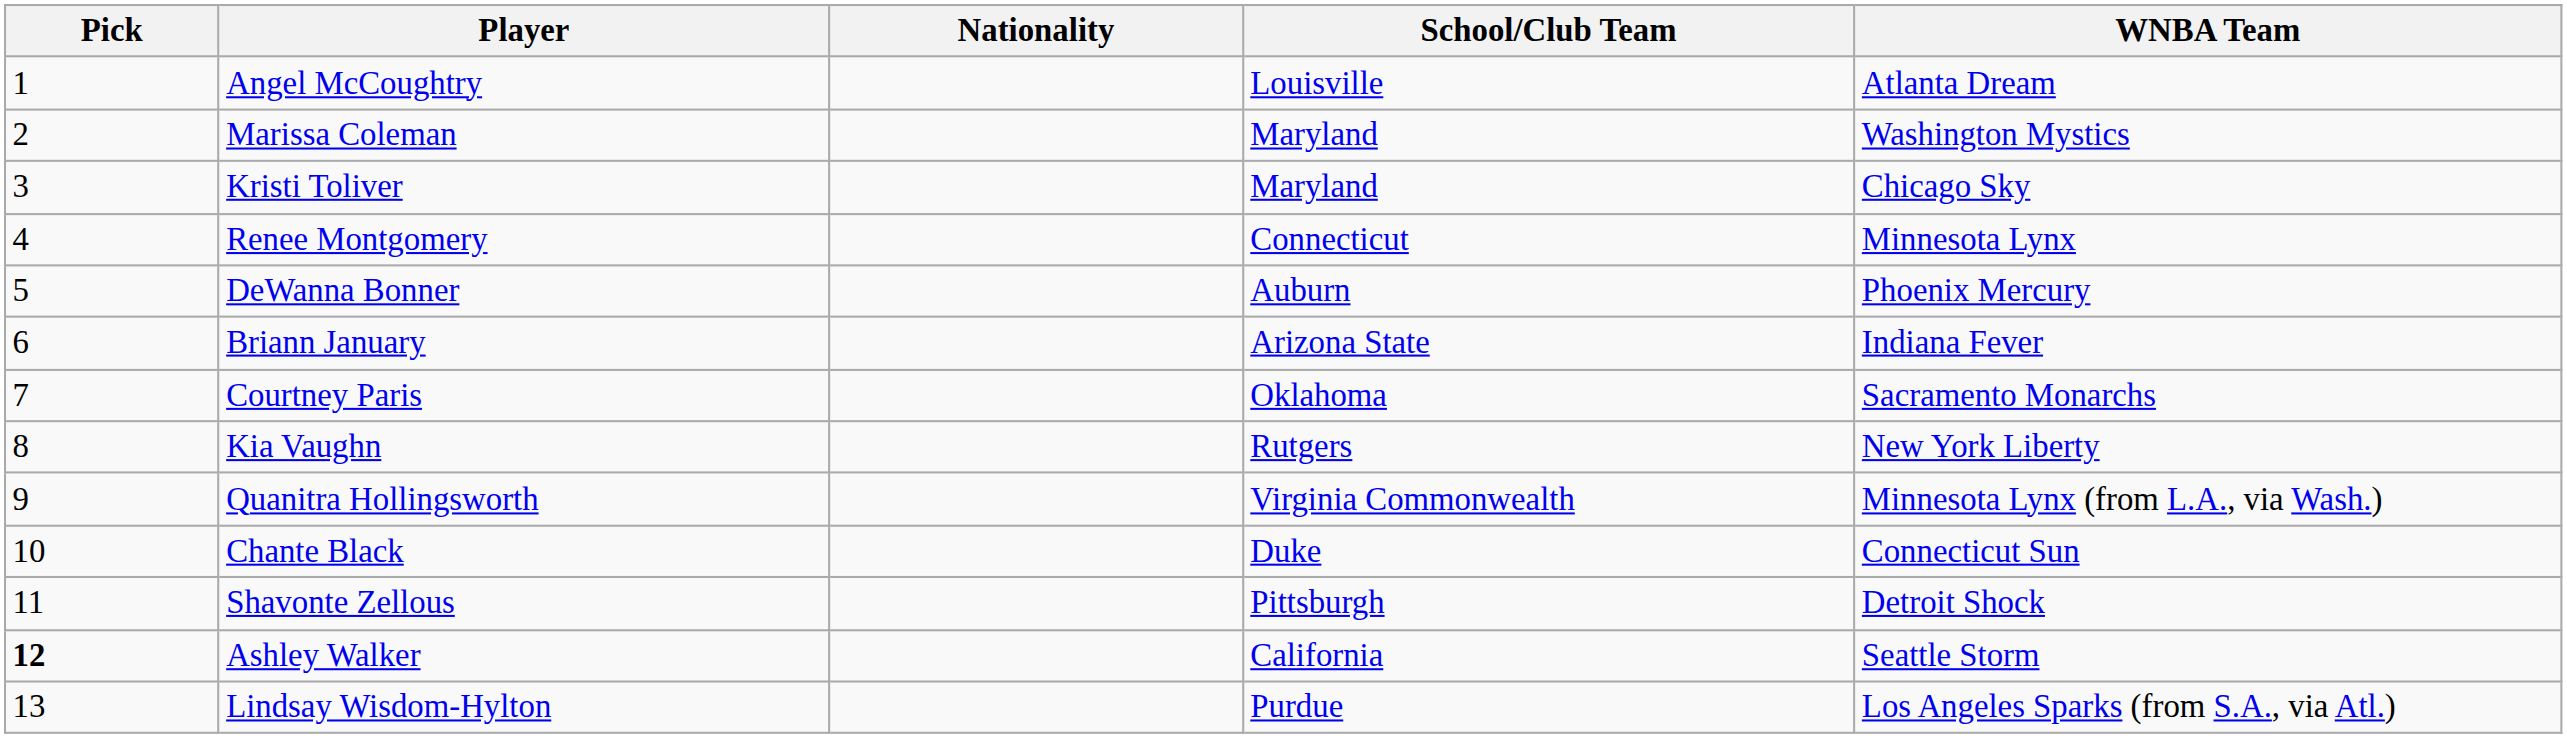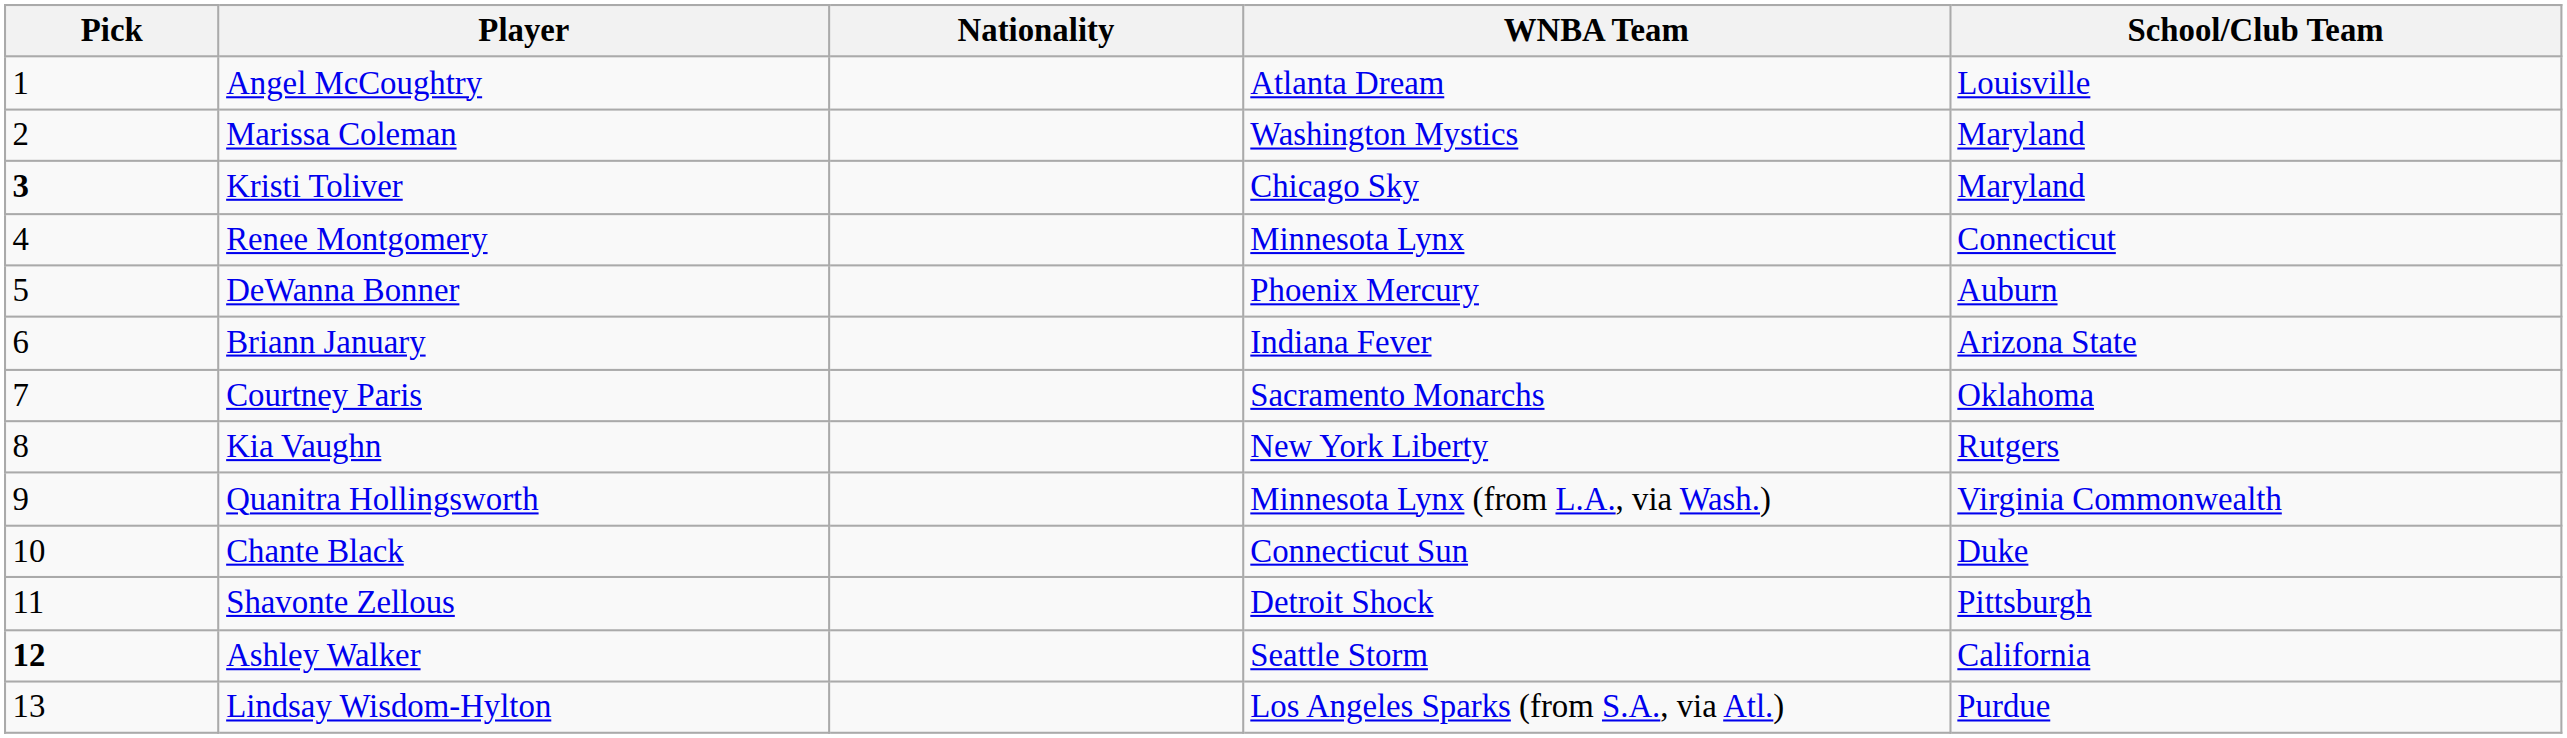columns swapped: (2208, 30) <-> (1549, 30)
(21, 186) normal -> (21, 186) bold
